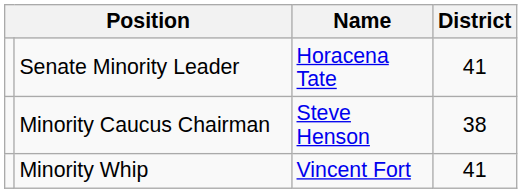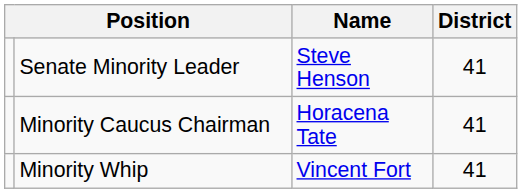(343, 67) Horacena Tate -> (333, 67) Steve Henson
(333, 124) Steve Henson -> (343, 124) Horacena Tate
(475, 124) 38 -> (475, 124) 41
